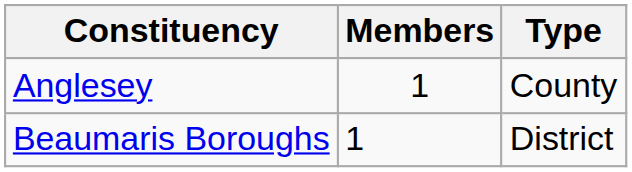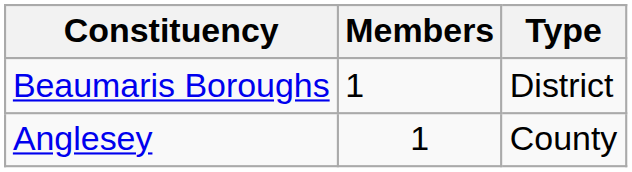rows swapped: (83, 85) <-> (171, 138)
